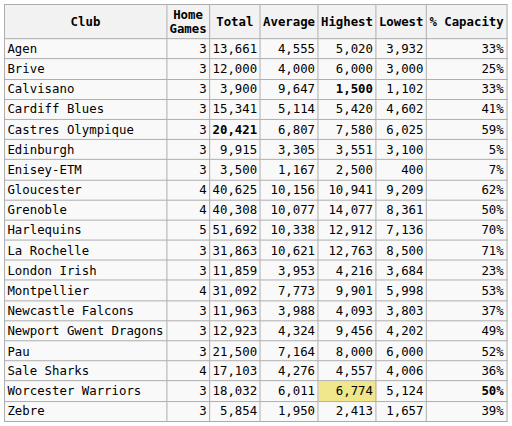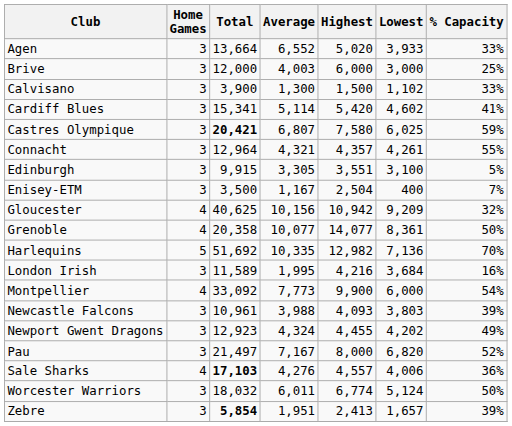(235, 49) 13,661 -> (235, 49) 13,664
(296, 49) 4,555 -> (296, 49) 6,552
(405, 49) 3,932 -> (405, 49) 3,933
(296, 69) 4,000 -> (296, 69) 4,003
(296, 89) 9,647 -> (296, 89) 1,300
(354, 89) bold -> (354, 89) normal
+ row: (37, 150)
(354, 170) 2,500 -> (354, 190) 2,504
(351, 190) 10,941 -> (351, 210) 10,942
(493, 190) 62% -> (493, 210) 32%
(235, 210) 40,308 -> (235, 230) 20,358
(293, 230) 10,338 -> (293, 250) 10,335
(351, 230) 12,912 -> (351, 250) 12,982
- row: (48, 250)
(235, 270) 11,859 -> (235, 270) 11,589
(296, 270) 3,953 -> (296, 270) 1,995
(493, 270) 23% -> (493, 270) 16%
(235, 290) 31,092 -> (235, 290) 33,092
(354, 290) 9,901 -> (354, 290) 9,900
(405, 290) 5,998 -> (405, 290) 6,000
(493, 290) 53% -> (493, 290) 54%
(235, 311) 11,963 -> (235, 311) 10,961
(493, 311) 37% -> (493, 311) 39%
(354, 331) 9,456 -> (354, 331) 4,455
(235, 351) 21,500 -> (235, 351) 21,497
(296, 351) 7,164 -> (296, 351) 7,167
(405, 351) 6,000 -> (405, 351) 6,820
(235, 371) normal -> (235, 371) bold
(354, 391) khaki background -> (354, 391) no background
(493, 391) bold -> (493, 391) normal
(239, 411) normal -> (239, 411) bold
(296, 411) 1,950 -> (296, 411) 1,951
